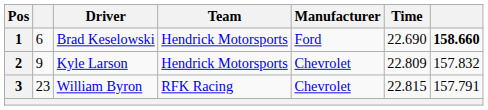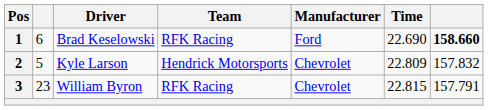(225, 40) Hendrick Motorsports -> (197, 40) RFK Racing
(39, 63) 9 -> (39, 63) 5
